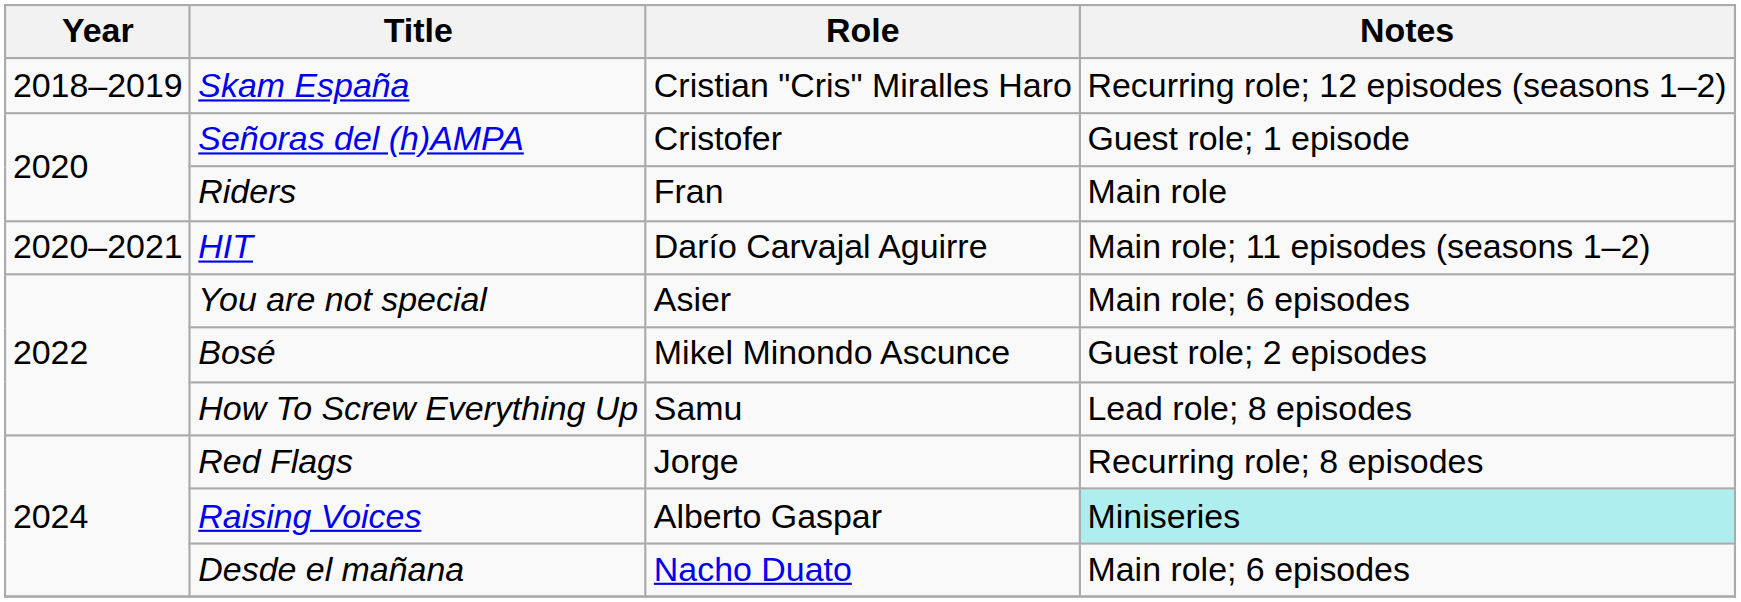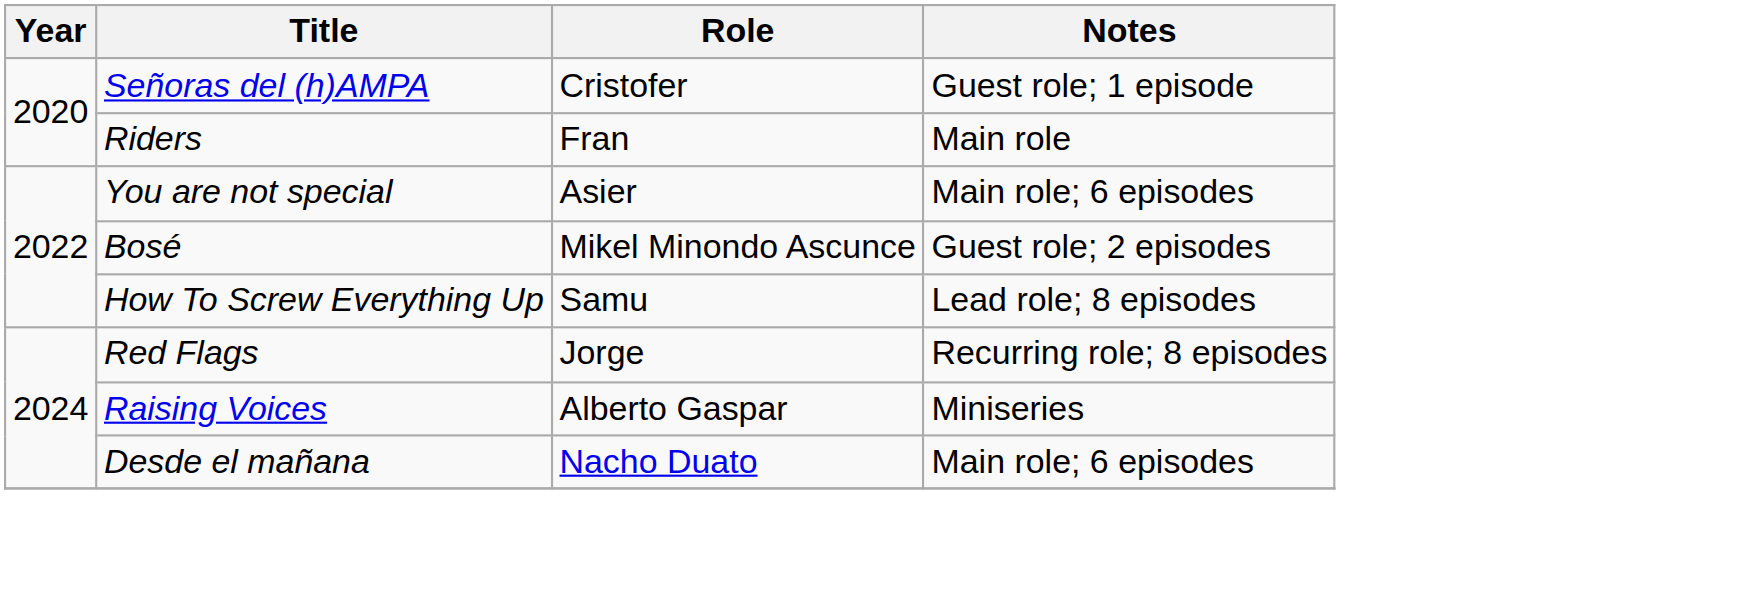- row: (304, 85)
- row: (226, 246)
(1164, 515) paleturquoise background -> (1008, 407) no background
